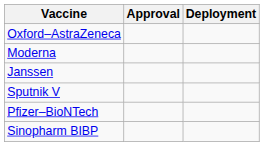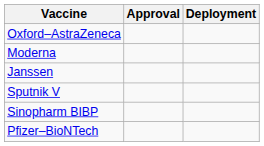rows swapped: (53, 111) <-> (53, 131)
